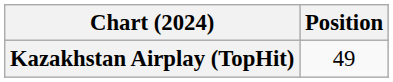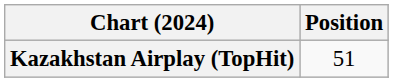(344, 58) 49 -> (344, 58) 51
